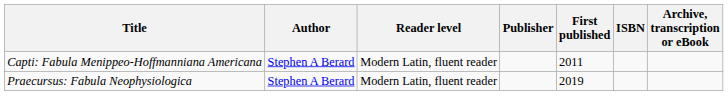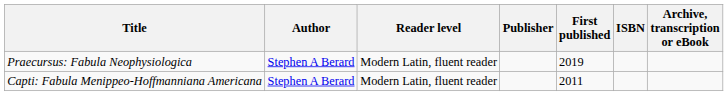rows swapped: (135, 61) <-> (100, 81)
